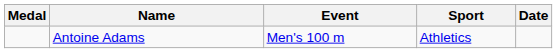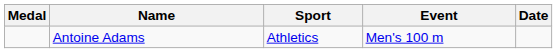columns swapped: (466, 15) <-> (340, 15)
